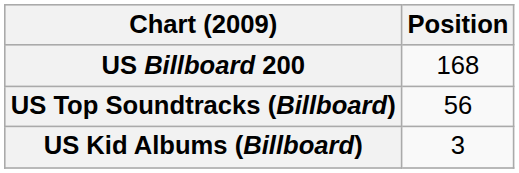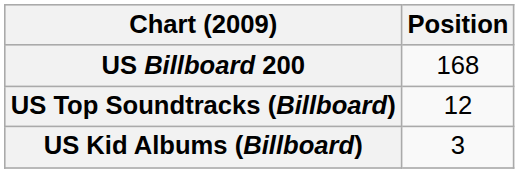(458, 106) 56 -> (458, 106) 12
